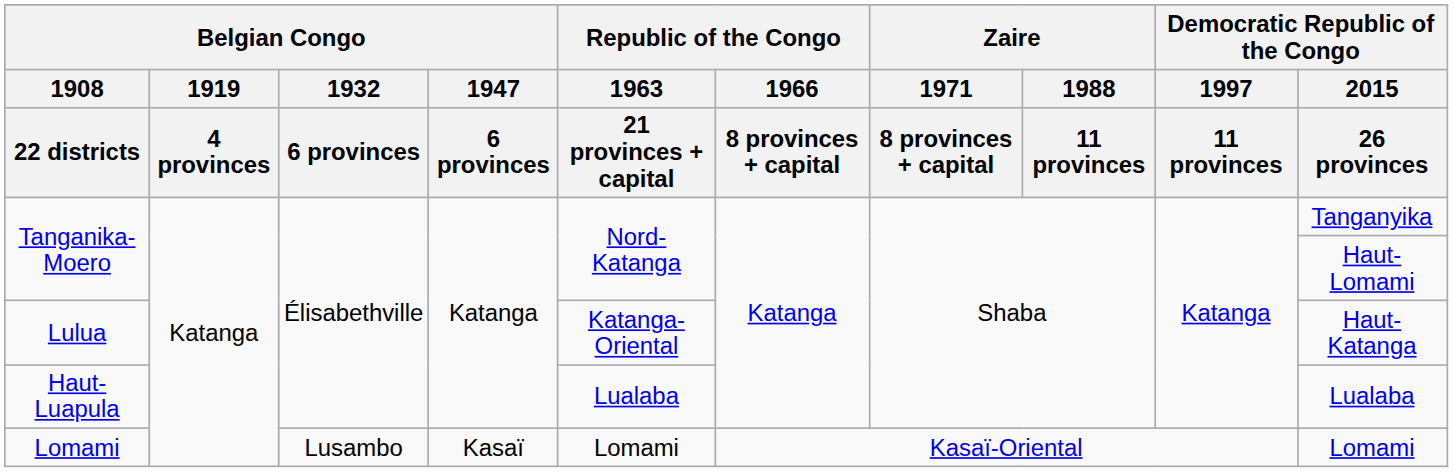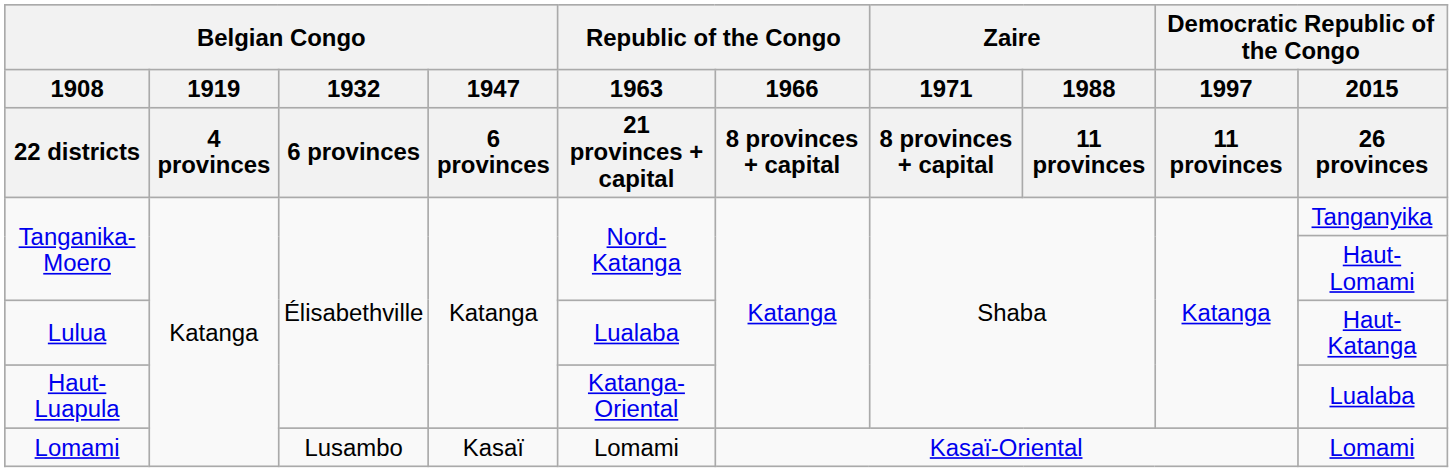(636, 332) Katanga-Oriental -> (636, 332) Lualaba
(636, 397) Lualaba -> (636, 397) Katanga-Oriental
